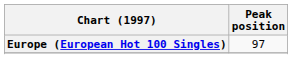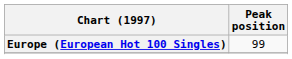(258, 44) 97 -> (258, 44) 99
